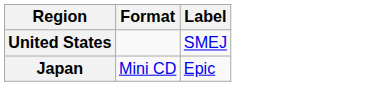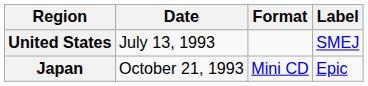+ column: (181, 17)
